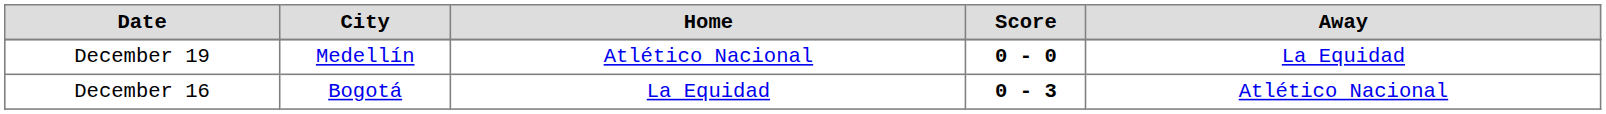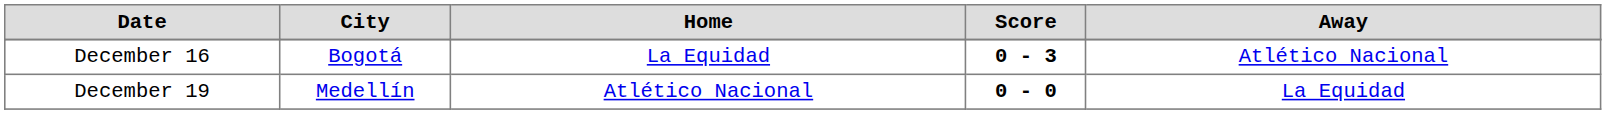rows swapped: (142, 92) <-> (142, 57)
